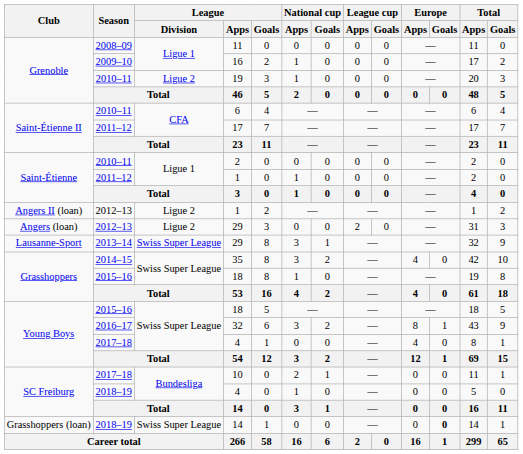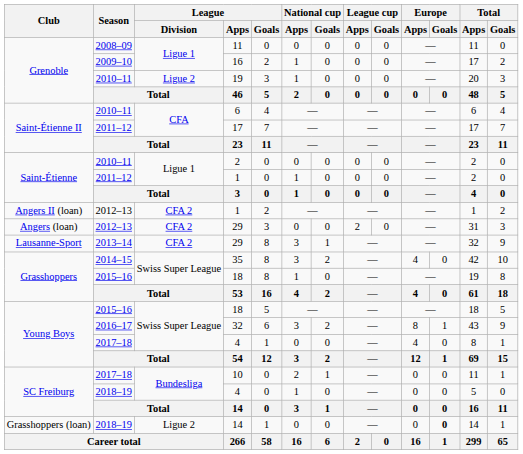(179, 210) Ligue 2 -> (179, 210) CFA 2
(179, 227) Ligue 2 -> (179, 227) CFA 2
(179, 243) Swiss Super League -> (179, 243) CFA 2
(179, 425) Swiss Super League -> (179, 425) Ligue 2
